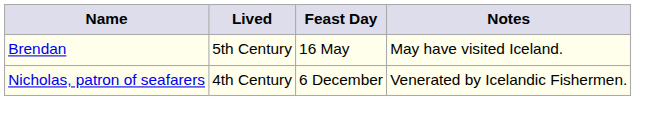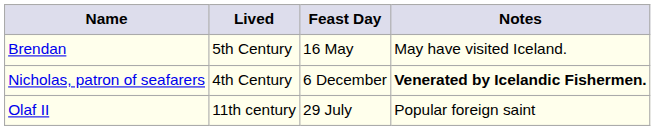(509, 80) normal -> (520, 80) bold
+ row: (29, 110)
